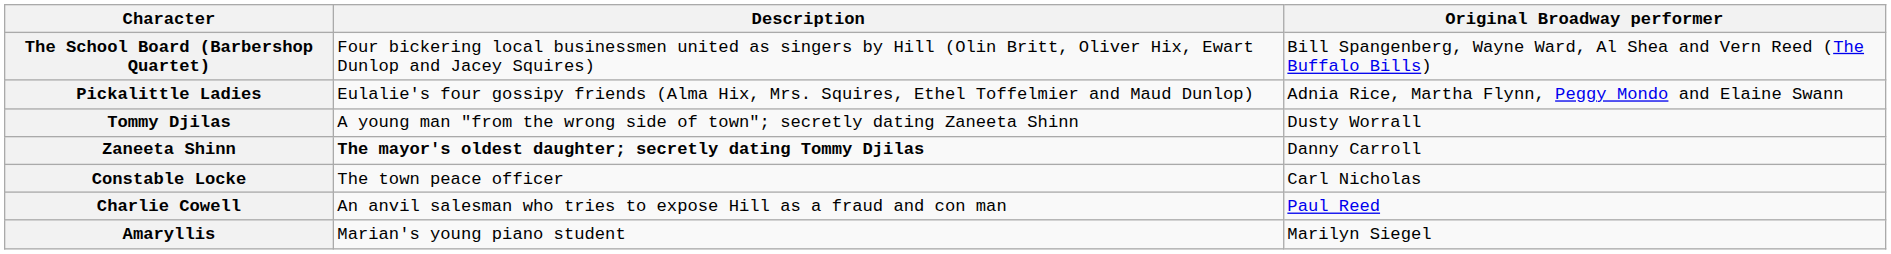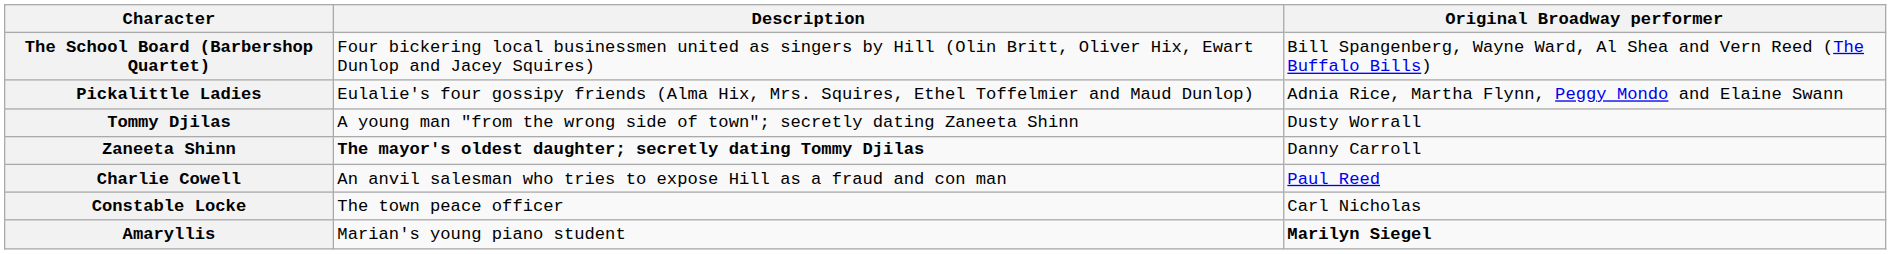rows swapped: (169, 206) <-> (169, 178)
(1359, 234) normal -> (1359, 234) bold
